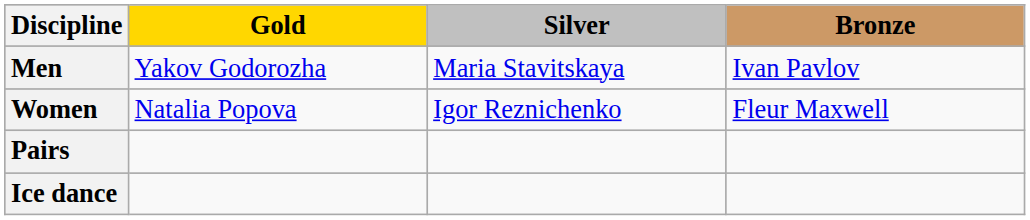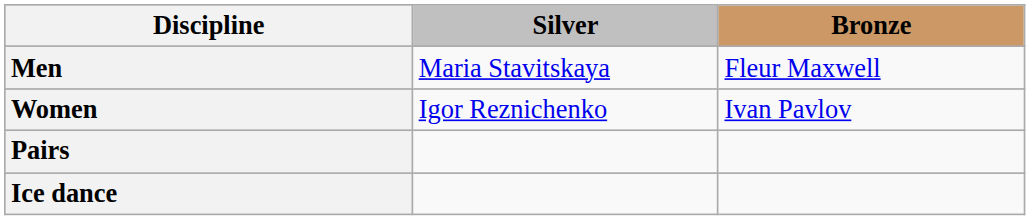- column: (278, 25)
(796, 67) Ivan Pavlov -> (803, 67) Fleur Maxwell
(811, 109) Fleur Maxwell -> (788, 109) Ivan Pavlov
